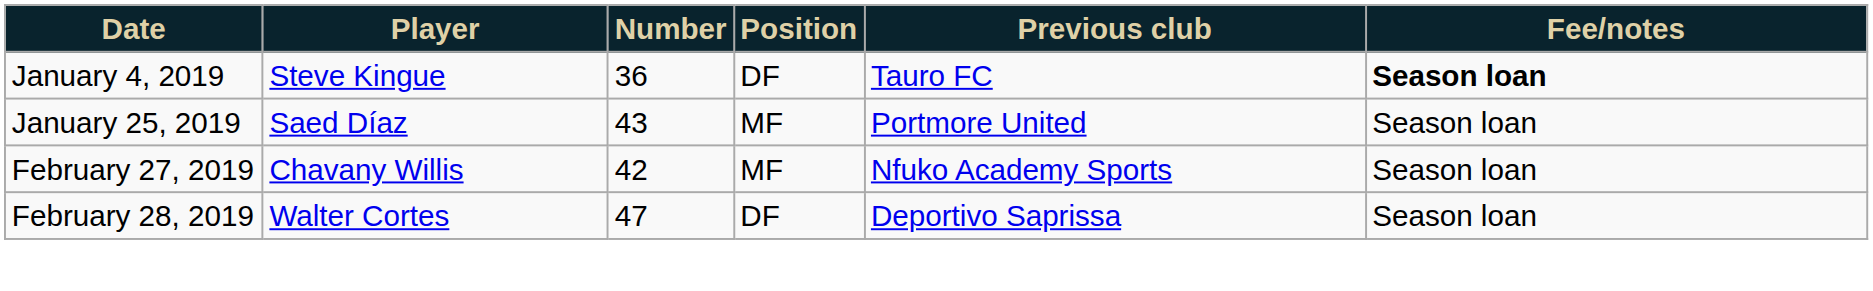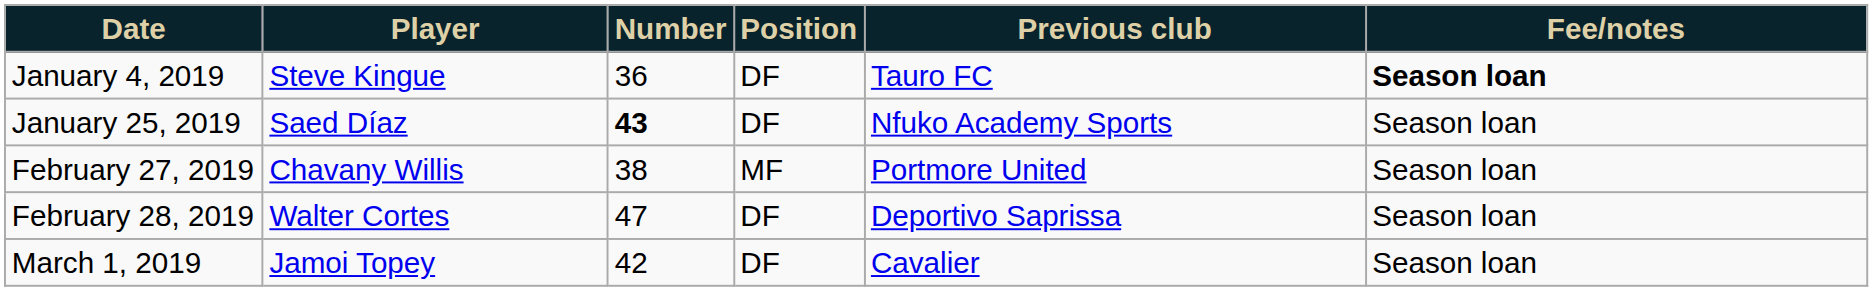(631, 122) normal -> (631, 122) bold
(762, 122) MF -> (760, 122) DF
(979, 122) Portmore United -> (1022, 122) Nfuko Academy Sports
(631, 169) 42 -> (631, 169) 38
(1022, 169) Nfuko Academy Sports -> (979, 169) Portmore United
+ row: (107, 263)
